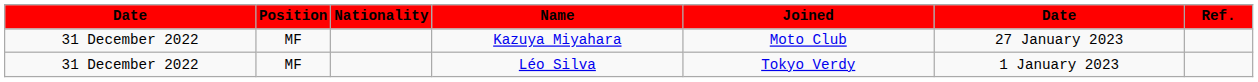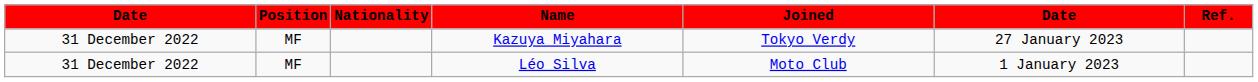(808, 40) Moto Club -> (808, 40) Tokyo Verdy
(808, 64) Tokyo Verdy -> (808, 64) Moto Club
